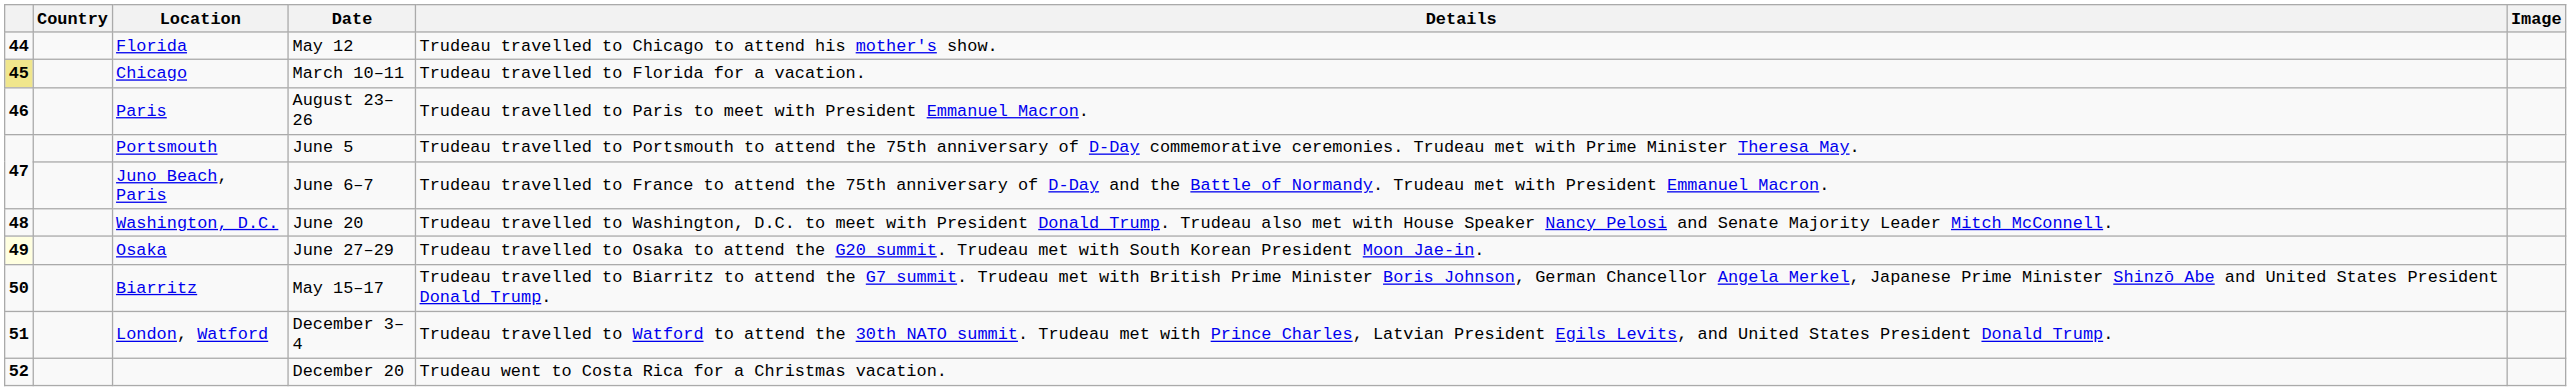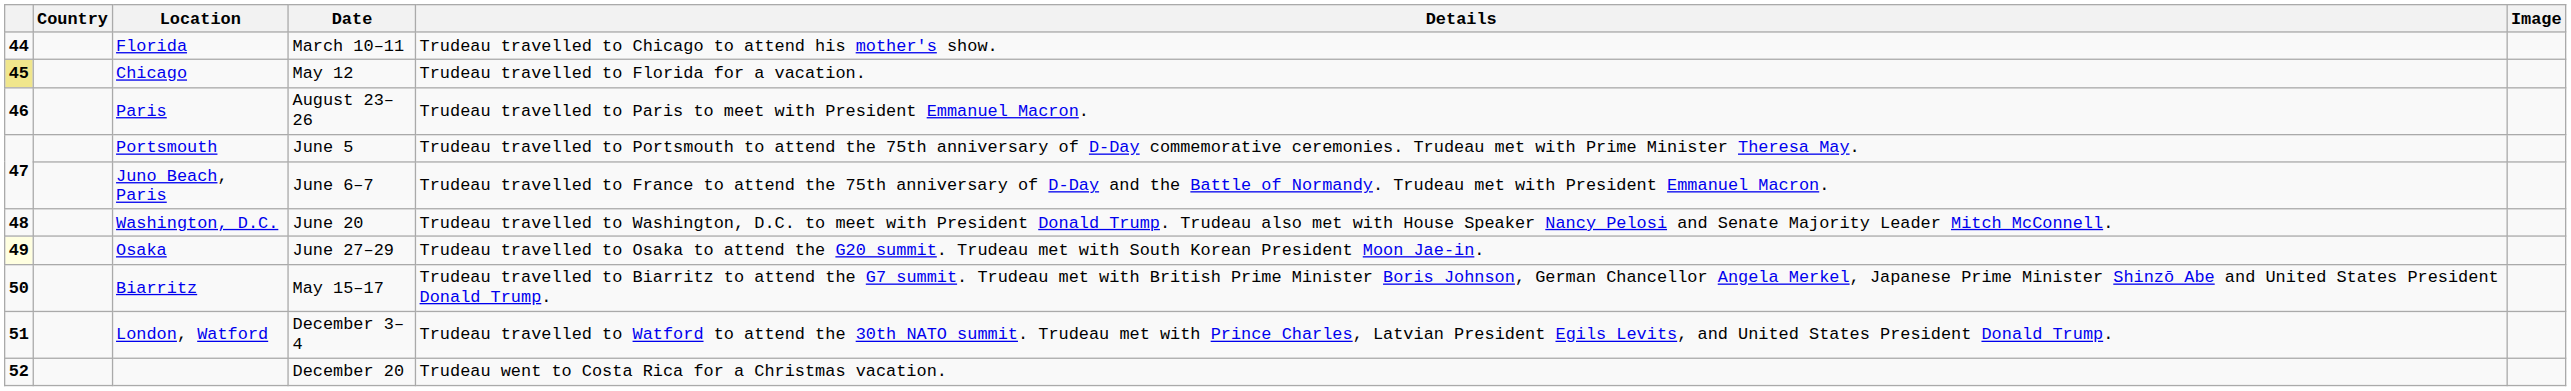(323, 46) May 12 -> (348, 46) March 10–11
(348, 74) March 10–11 -> (323, 74) May 12
